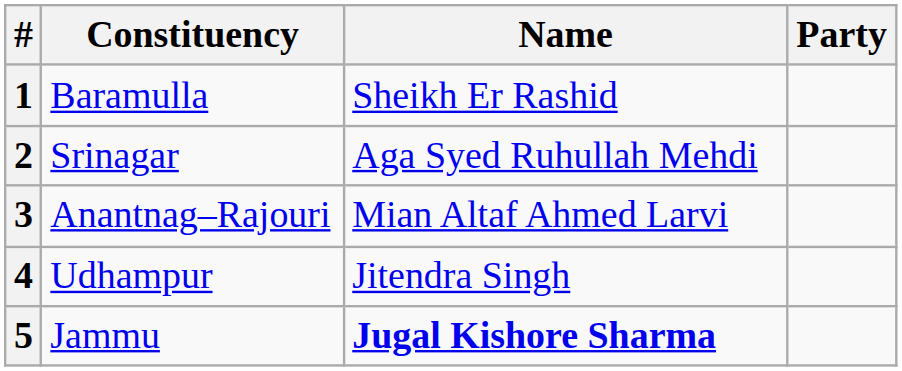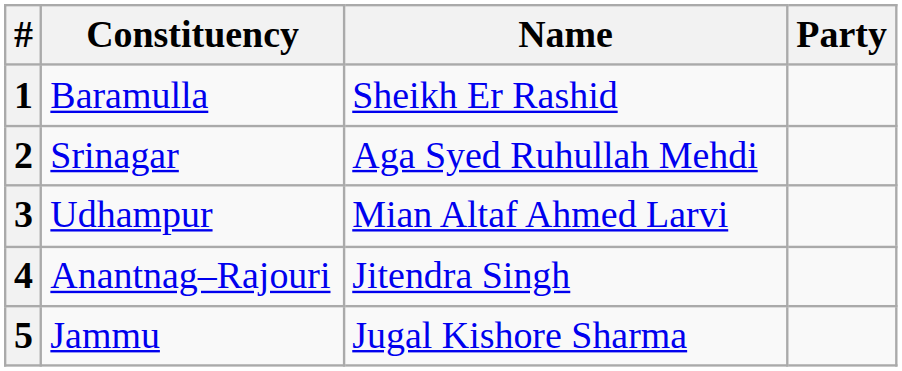(190, 214) Anantnag–Rajouri -> (131, 214) Udhampur
(131, 275) Udhampur -> (190, 275) Anantnag–Rajouri
(534, 335) bold -> (520, 335) normal
